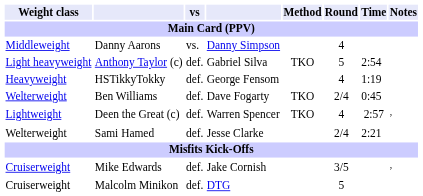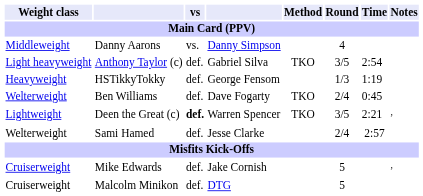(341, 62) 5 -> (342, 62) 3/5
(341, 79) 4 -> (342, 79) 1/3
(195, 114) normal -> (195, 114) bold
(341, 114) 4 -> (342, 114) 3/5
(374, 114) 2:57 -> (372, 114) 2:21
(371, 132) 2:21 -> (374, 132) 2:57
(341, 167) 3/5 -> (342, 167) 5
